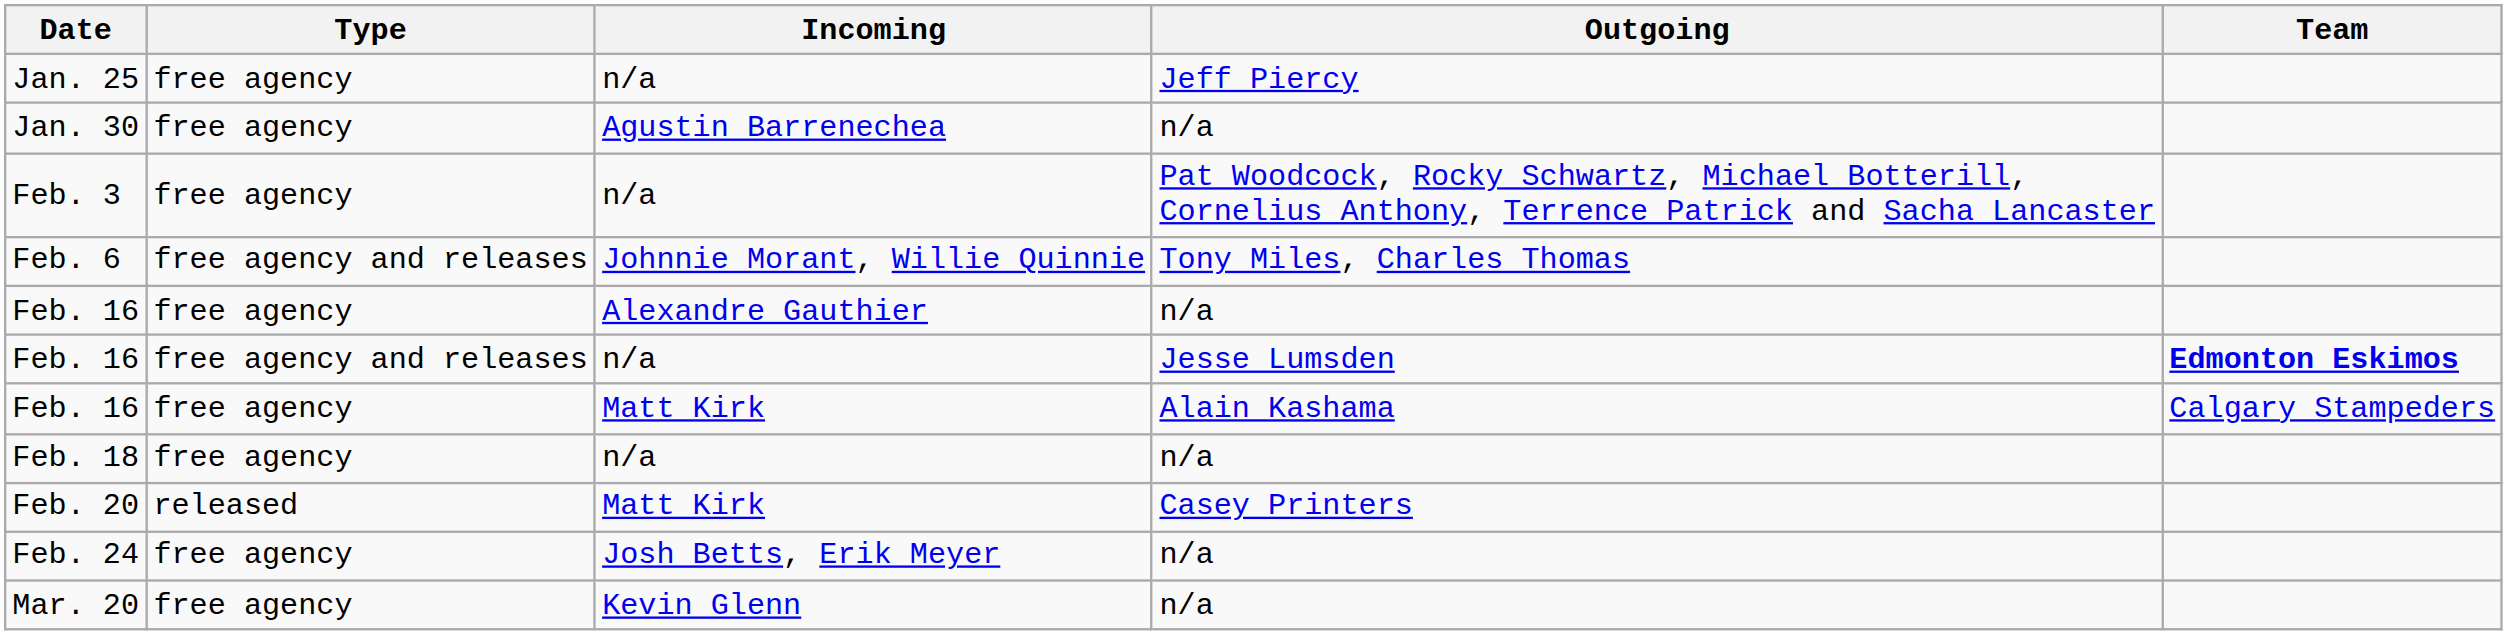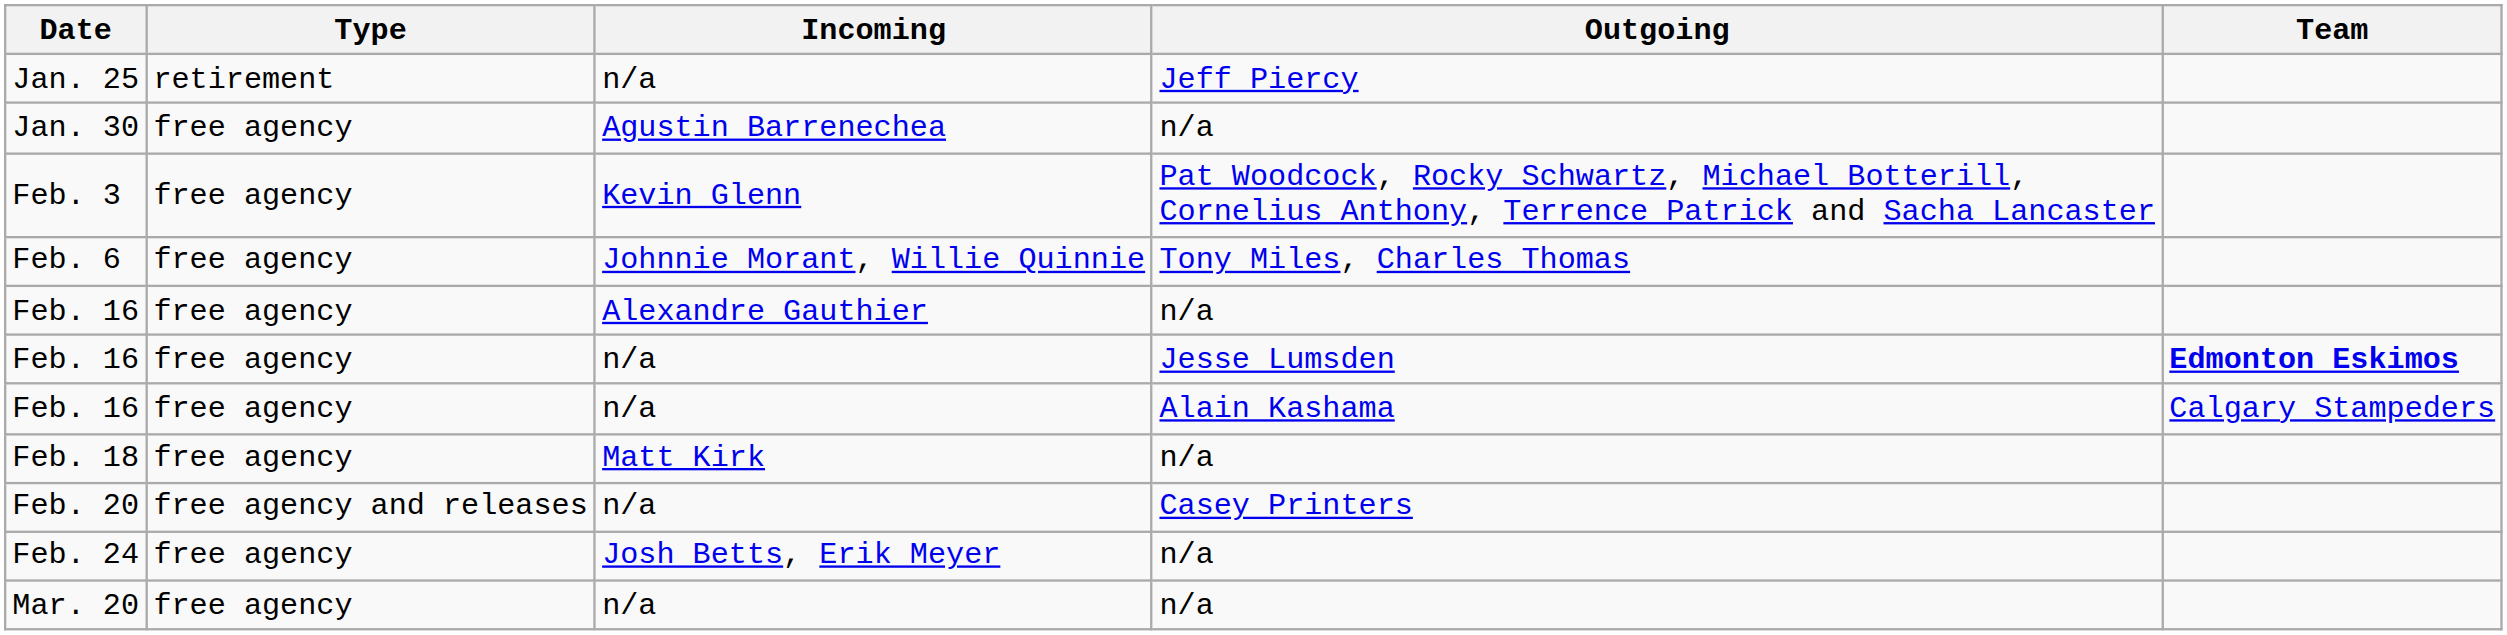(253, 79) free agency -> (244, 79) retirement
(629, 195) n/a -> (702, 195) Kevin Glenn
(371, 261) free agency and releases -> (253, 261) free agency
(371, 359) free agency and releases -> (253, 359) free agency
(684, 409) Matt Kirk -> (629, 409) n/a
(629, 458) n/a -> (684, 458) Matt Kirk
(226, 507) released -> (371, 507) free agency and releases
(684, 507) Matt Kirk -> (629, 507) n/a
(702, 605) Kevin Glenn -> (629, 605) n/a
